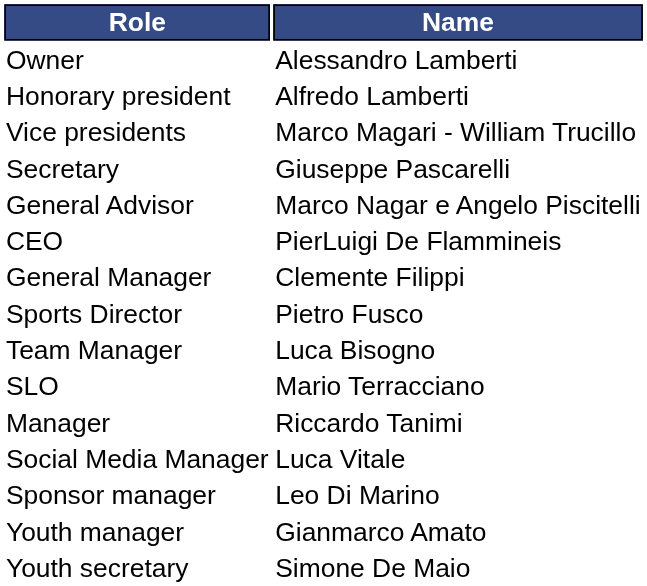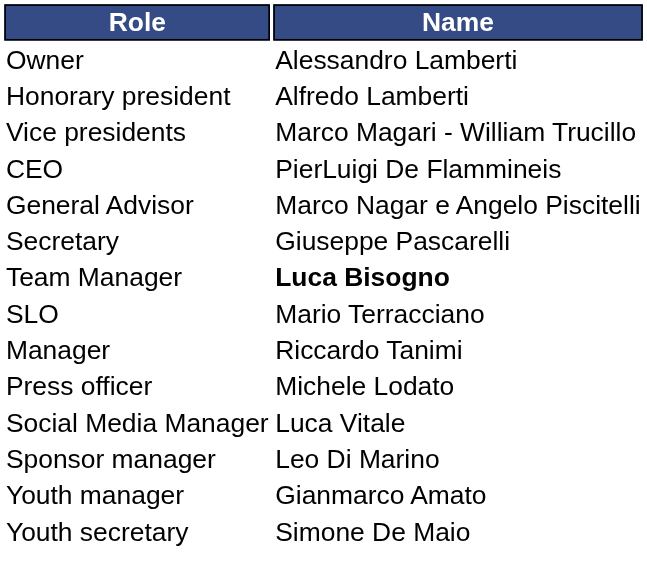rows swapped: (35, 241) <-> (62, 168)
- row: (109, 277)
- row: (94, 314)
(355, 350) normal -> (363, 277) bold
+ row: (79, 386)
